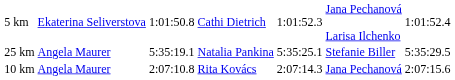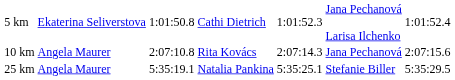rows swapped: (19, 69) <-> (19, 52)
